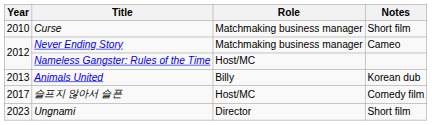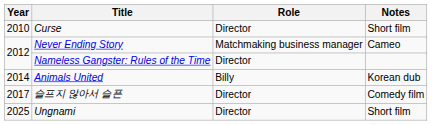(289, 28) Matchmaking business manager -> (233, 28) Director
(235, 61) Host/MC -> (233, 61) Director
(18, 77) 2013 -> (18, 77) 2014
(235, 94) Host/MC -> (233, 94) Director
(18, 111) 2023 -> (18, 111) 2025
